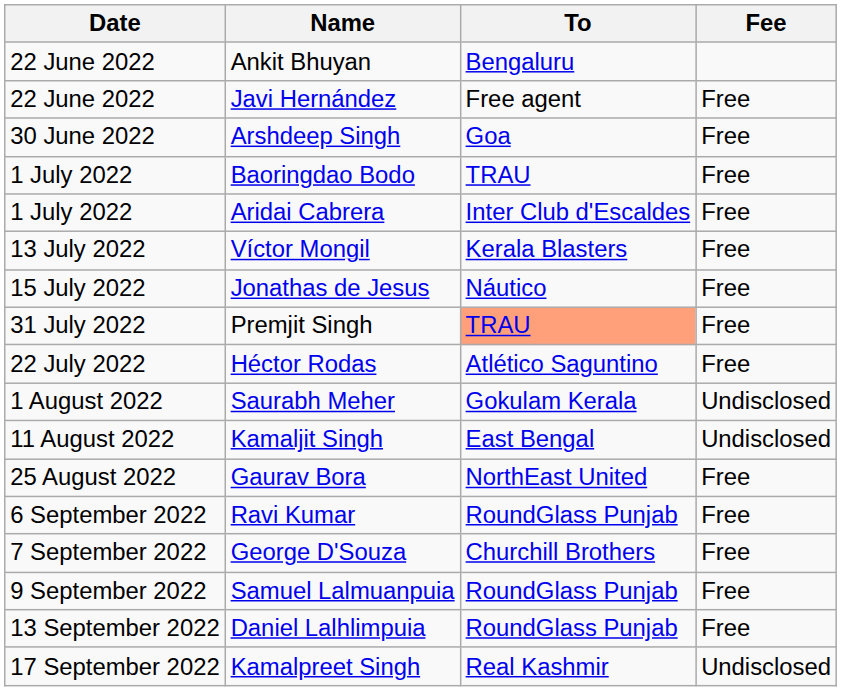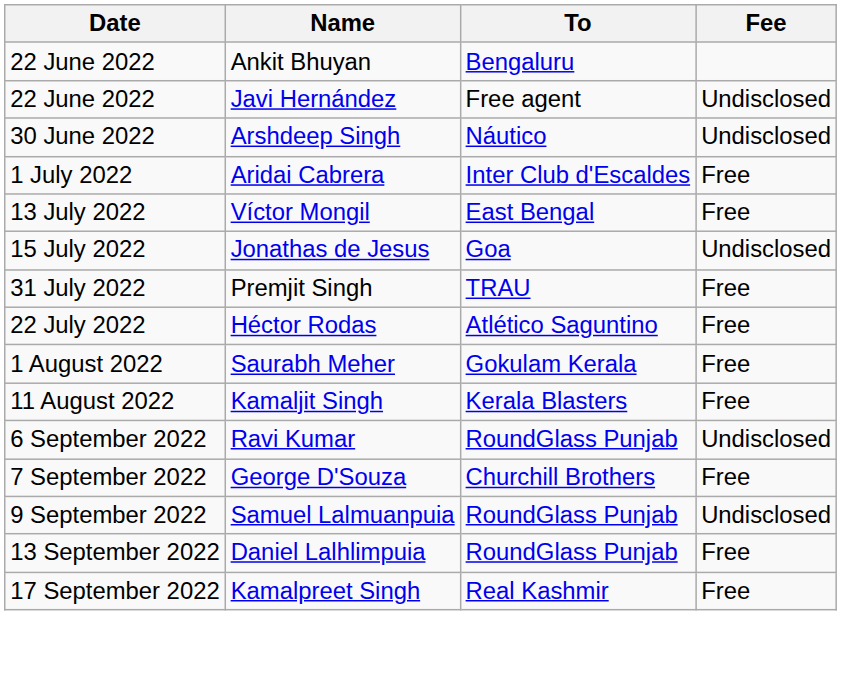(726, 99) Free -> (766, 99) Undisclosed
(488, 136) Goa -> (506, 136) Náutico
(726, 136) Free -> (766, 136) Undisclosed
- row: (323, 174)
(546, 250) Kerala Blasters -> (530, 212) East Bengal
(506, 288) Náutico -> (488, 250) Goa
(726, 288) Free -> (766, 250) Undisclosed
(498, 325) lightsalmon background -> (498, 288) no background
(766, 401) Undisclosed -> (726, 363) Free
(530, 439) East Bengal -> (546, 401) Kerala Blasters
(766, 439) Undisclosed -> (726, 401) Free
- row: (298, 477)
(726, 514) Free -> (766, 439) Undisclosed
(726, 590) Free -> (766, 514) Undisclosed
(766, 666) Undisclosed -> (726, 590) Free
